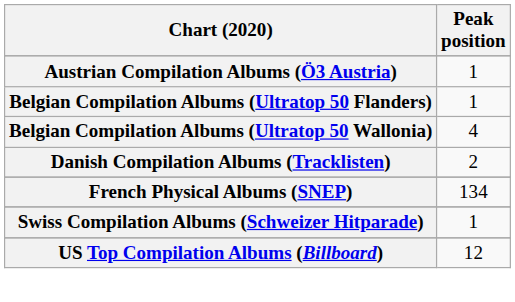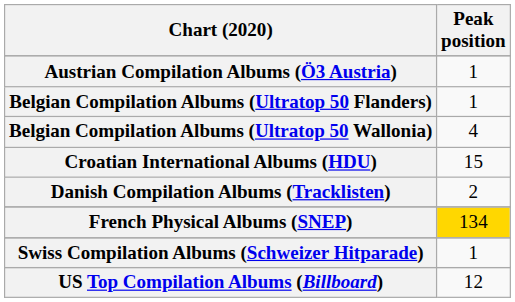+ row: (221, 161)
(473, 191) no background -> (473, 222) gold background
